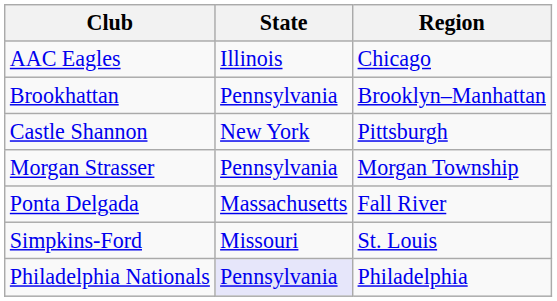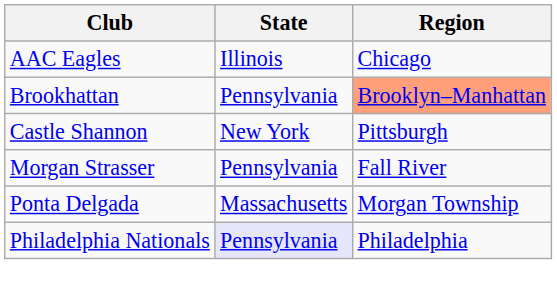(452, 95) no background -> (452, 95) lightsalmon background
(438, 168) Morgan Township -> (402, 168) Fall River
(402, 204) Fall River -> (438, 204) Morgan Township
- row: (76, 240)
